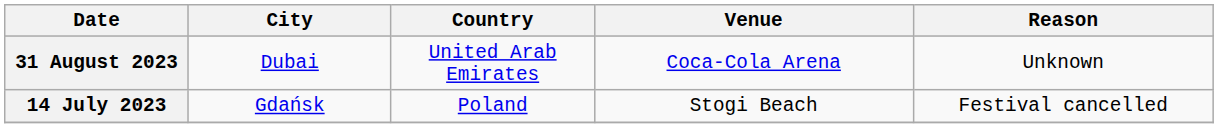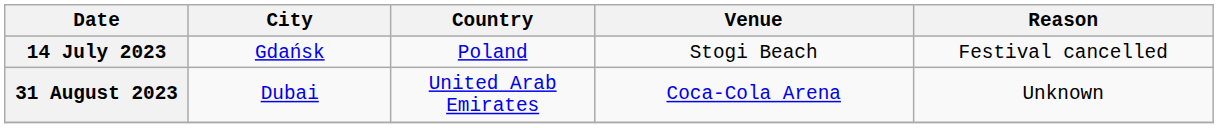rows swapped: (97, 106) <-> (97, 63)
